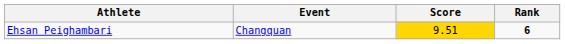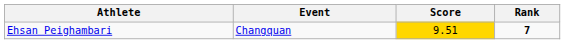(527, 30) 6 -> (527, 30) 7
